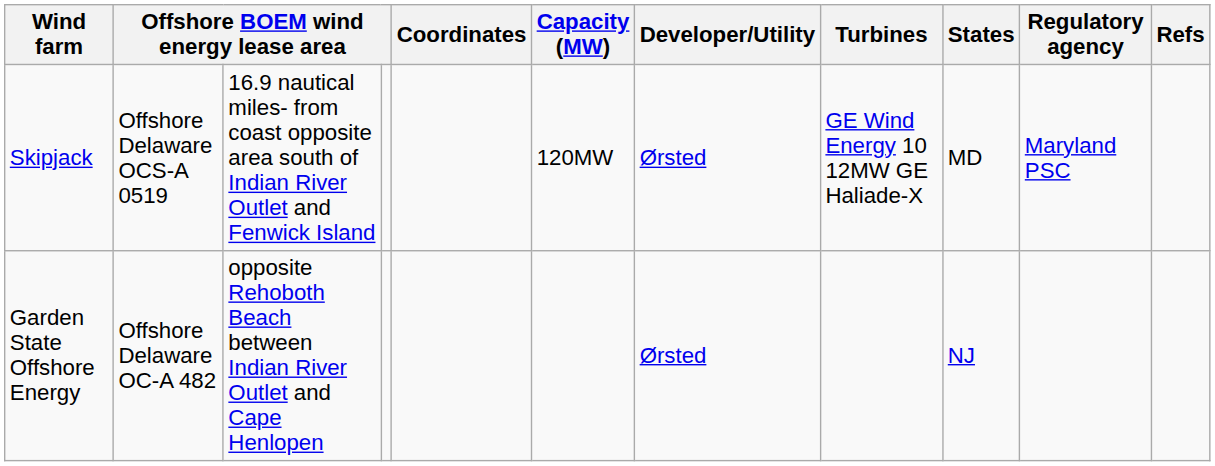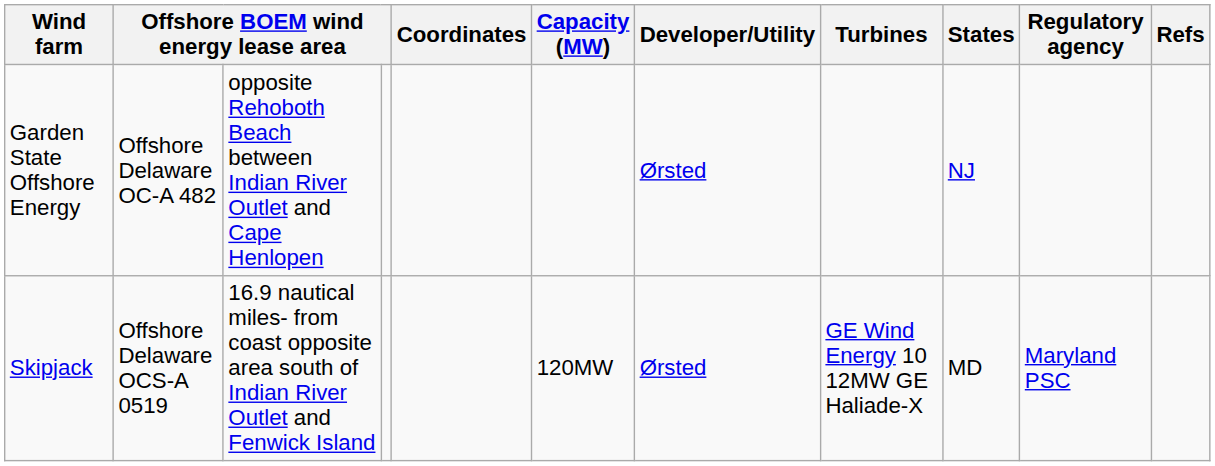rows swapped: (51, 157) <-> (52, 355)
